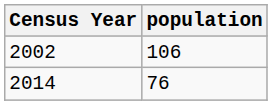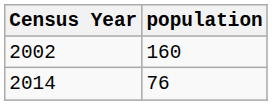(164, 52) 106 -> (164, 52) 160
